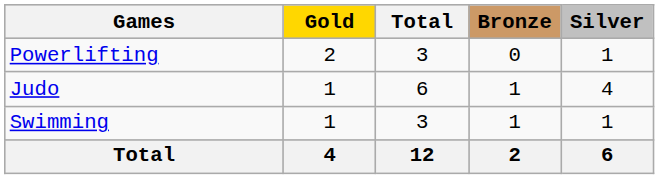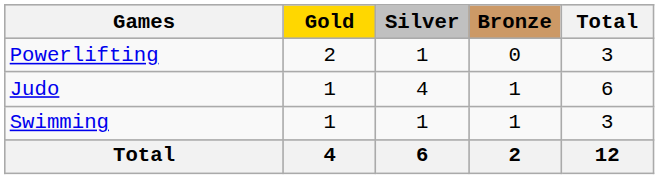columns swapped: (607, 22) <-> (422, 22)
